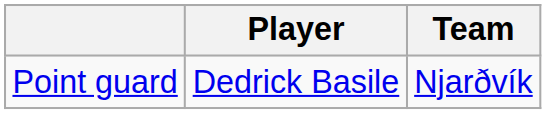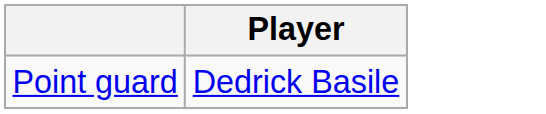- column: (473, 30)
